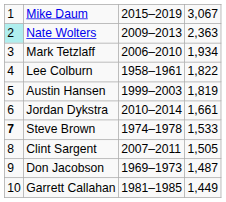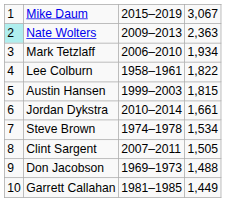(203, 91) 1,819 -> (203, 91) 1,815
(11, 129) bold -> (11, 129) normal
(203, 129) 1,533 -> (203, 129) 1,534
(203, 168) 1,487 -> (203, 168) 1,488
